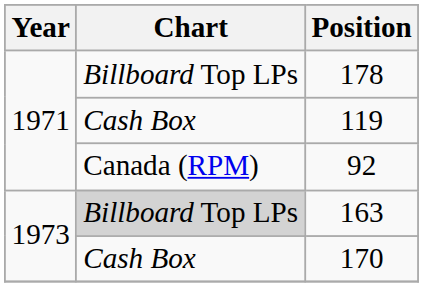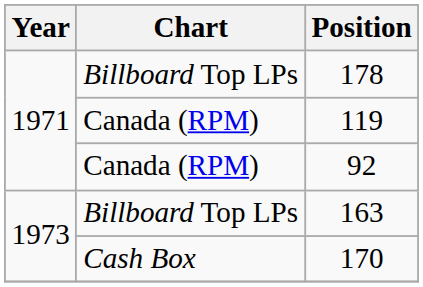(140, 119) Cash Box -> (171, 119) Canada (RPM)
(191, 212) lightgrey background -> (191, 212) no background
